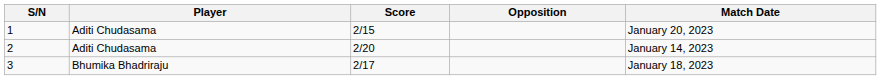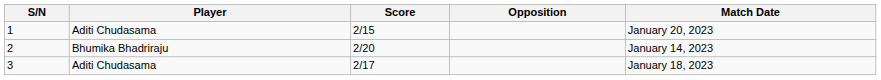(114, 48) Aditi Chudasama -> (120, 48) Bhumika Bhadriraju
(120, 65) Bhumika Bhadriraju -> (114, 65) Aditi Chudasama
